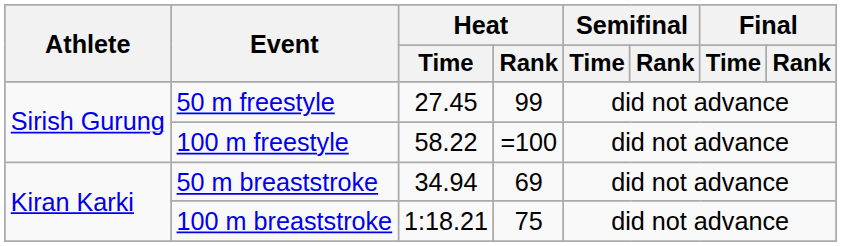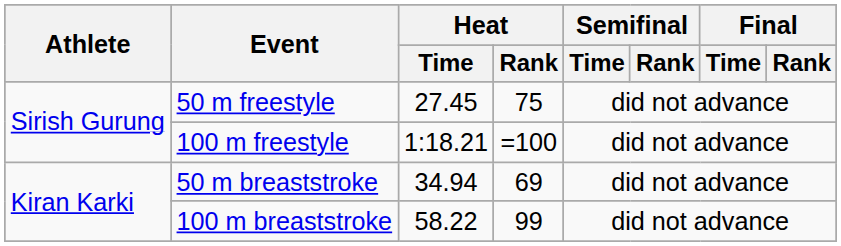(529, 103) 99 -> (529, 103) 75
(446, 142) 58.22 -> (446, 142) 1:18.21
(446, 222) 1:18.21 -> (446, 222) 58.22
(529, 222) 75 -> (529, 222) 99
